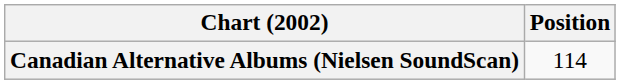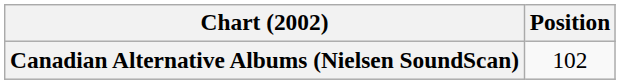(570, 60) 114 -> (570, 60) 102
